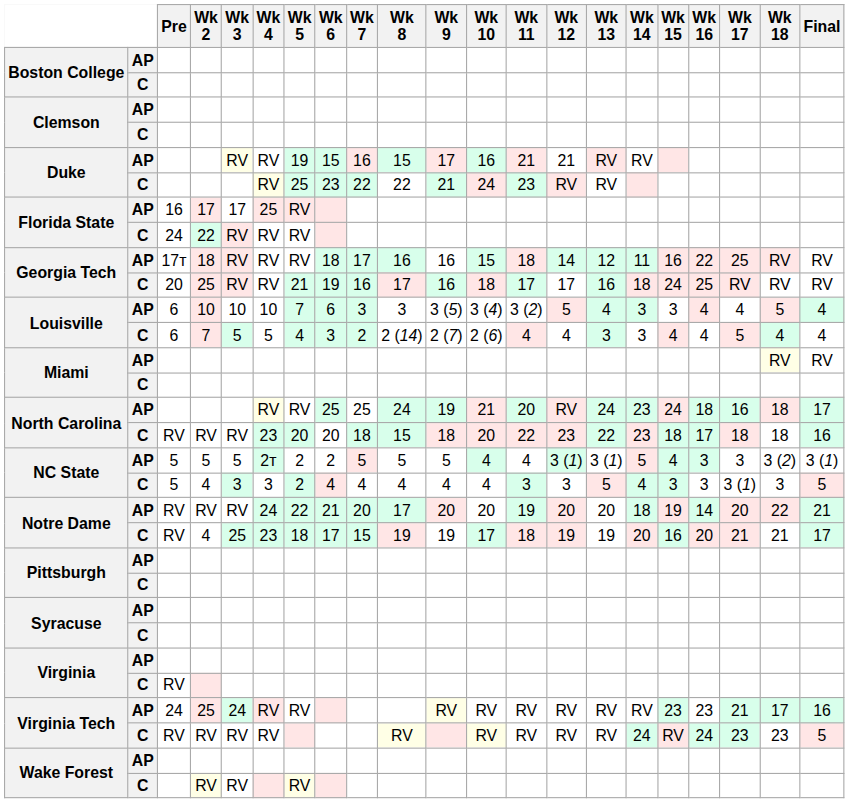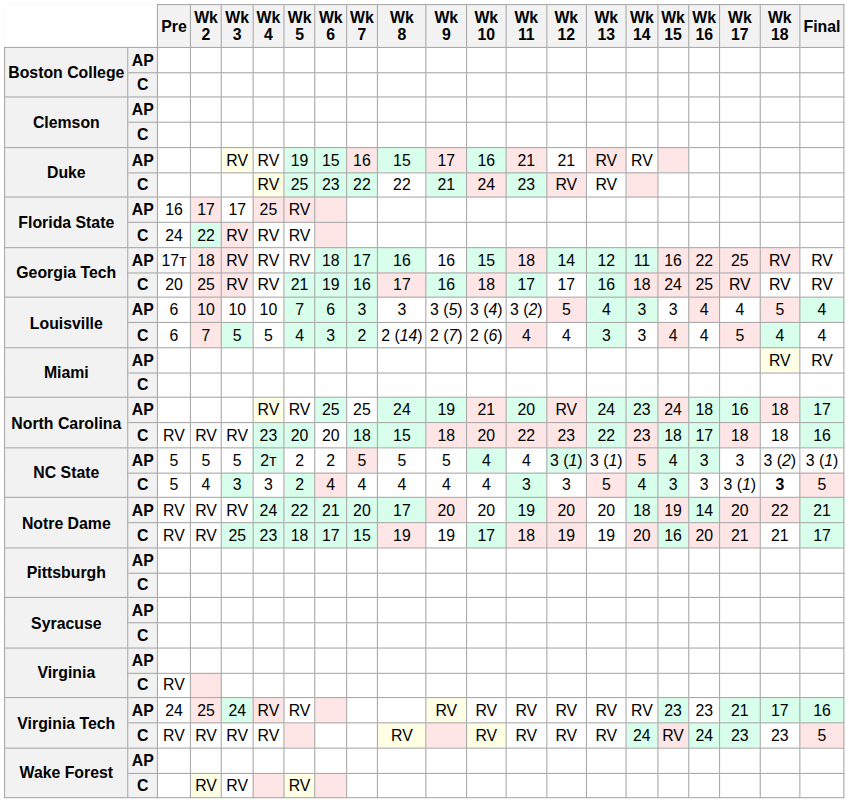(780, 486) normal -> (780, 486) bold
(206, 536) 4 -> (206, 536) RV
